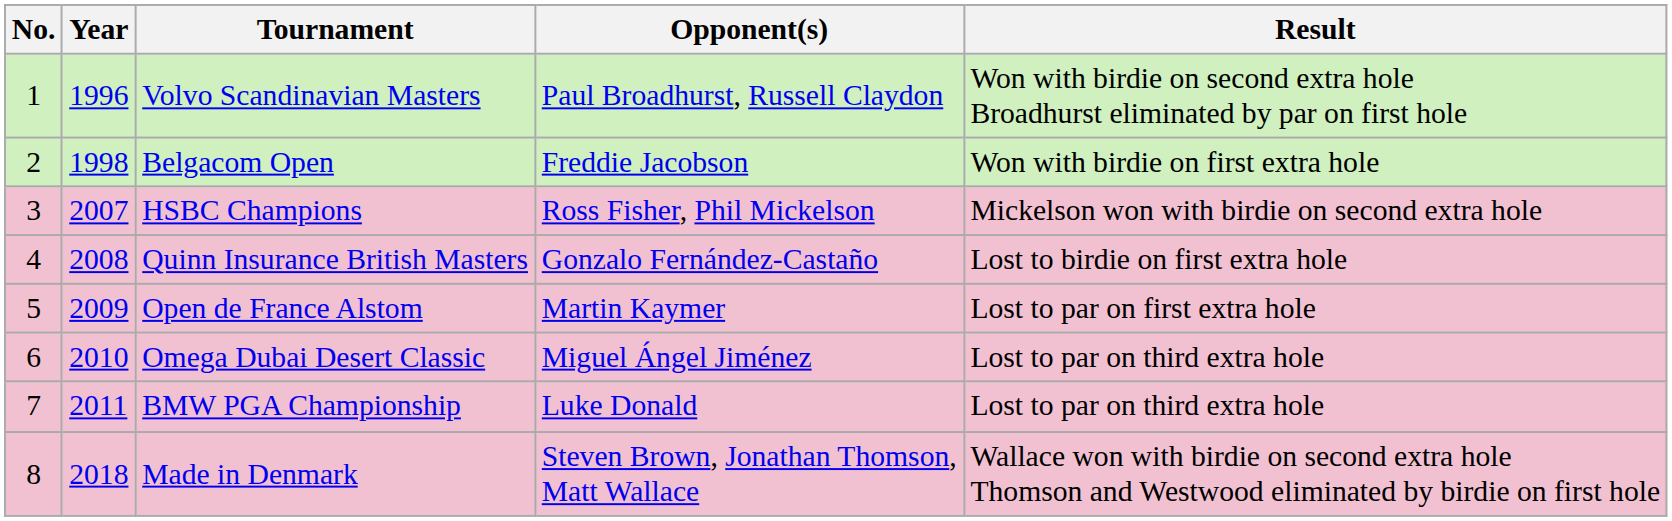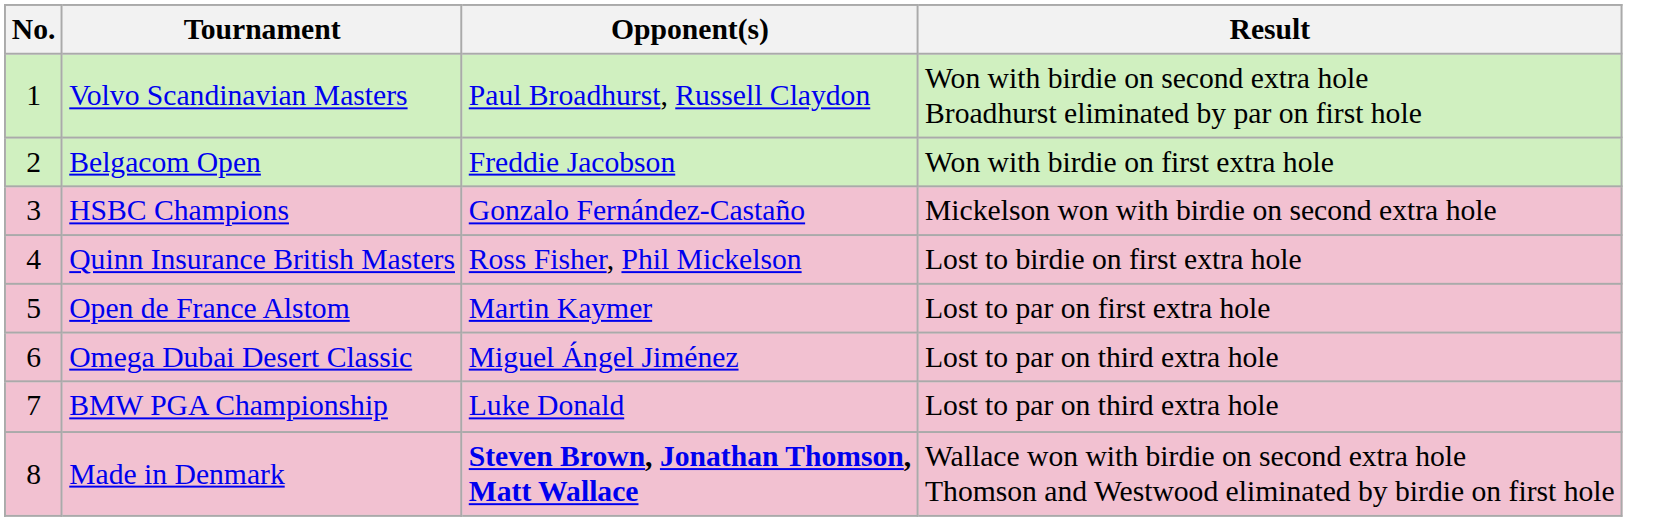- column: (99, 29)
(708, 210) Ross Fisher, Phil Mickelson -> (637, 210) Gonzalo Fernández-Castaño
(710, 259) Gonzalo Fernández-Castaño -> (635, 259) Ross Fisher, Phil Mickelson
(749, 472) normal -> (690, 472) bold
